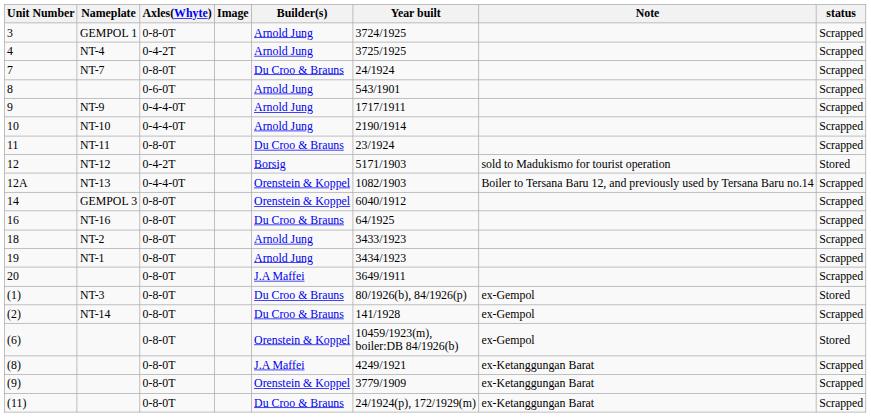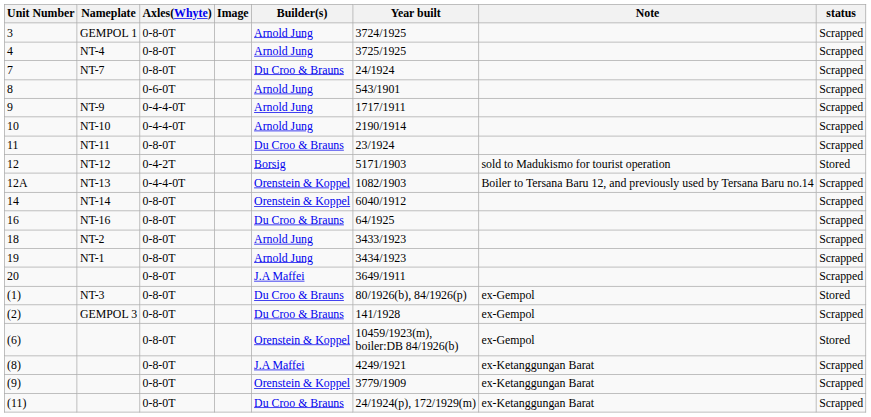(159, 51) 0-4-2T -> (159, 51) 0-8-0T
(109, 201) GEMPOL 3 -> (95, 201) NT-14
(95, 314) NT-14 -> (109, 314) GEMPOL 3
